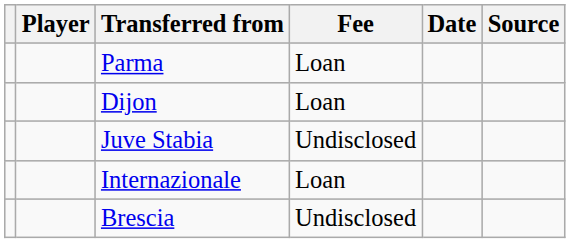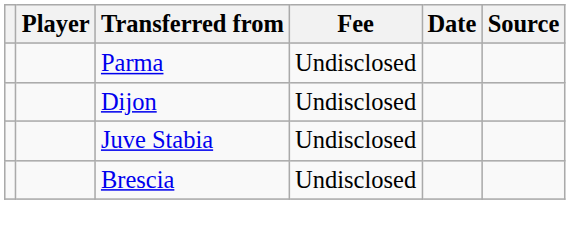(320, 62) Loan -> (356, 62) Undisclosed
(320, 101) Loan -> (356, 101) Undisclosed
- row: (171, 179)
